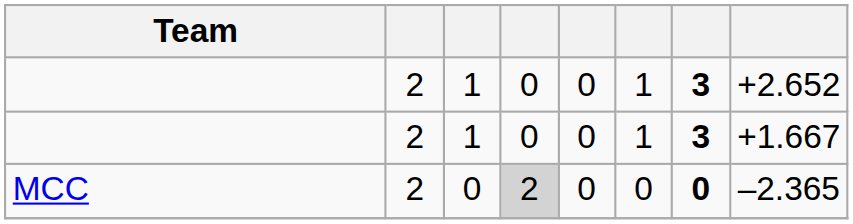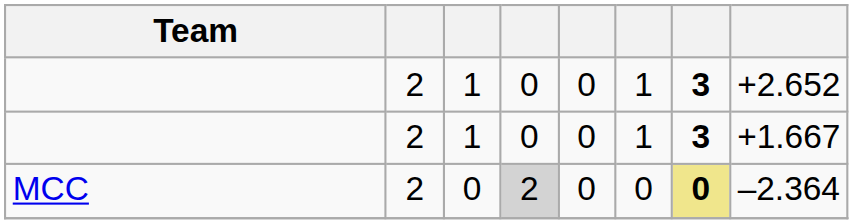(701, 190) no background -> (701, 190) khaki background
(789, 190) –2.365 -> (789, 190) –2.364
